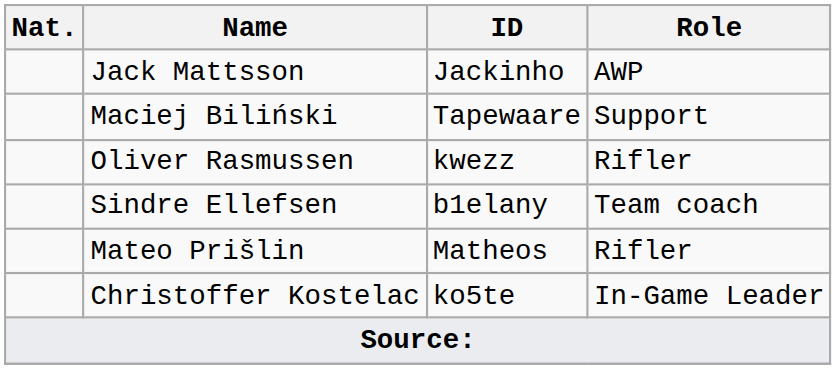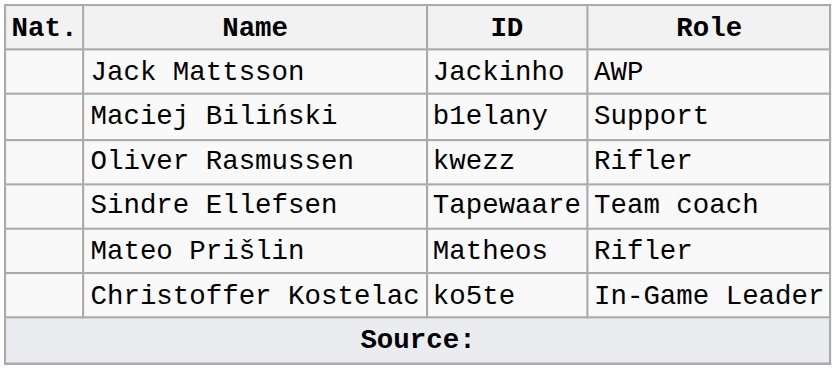(507, 117) Tapewaare -> (490, 117) b1elany
(490, 206) b1elany -> (507, 206) Tapewaare
